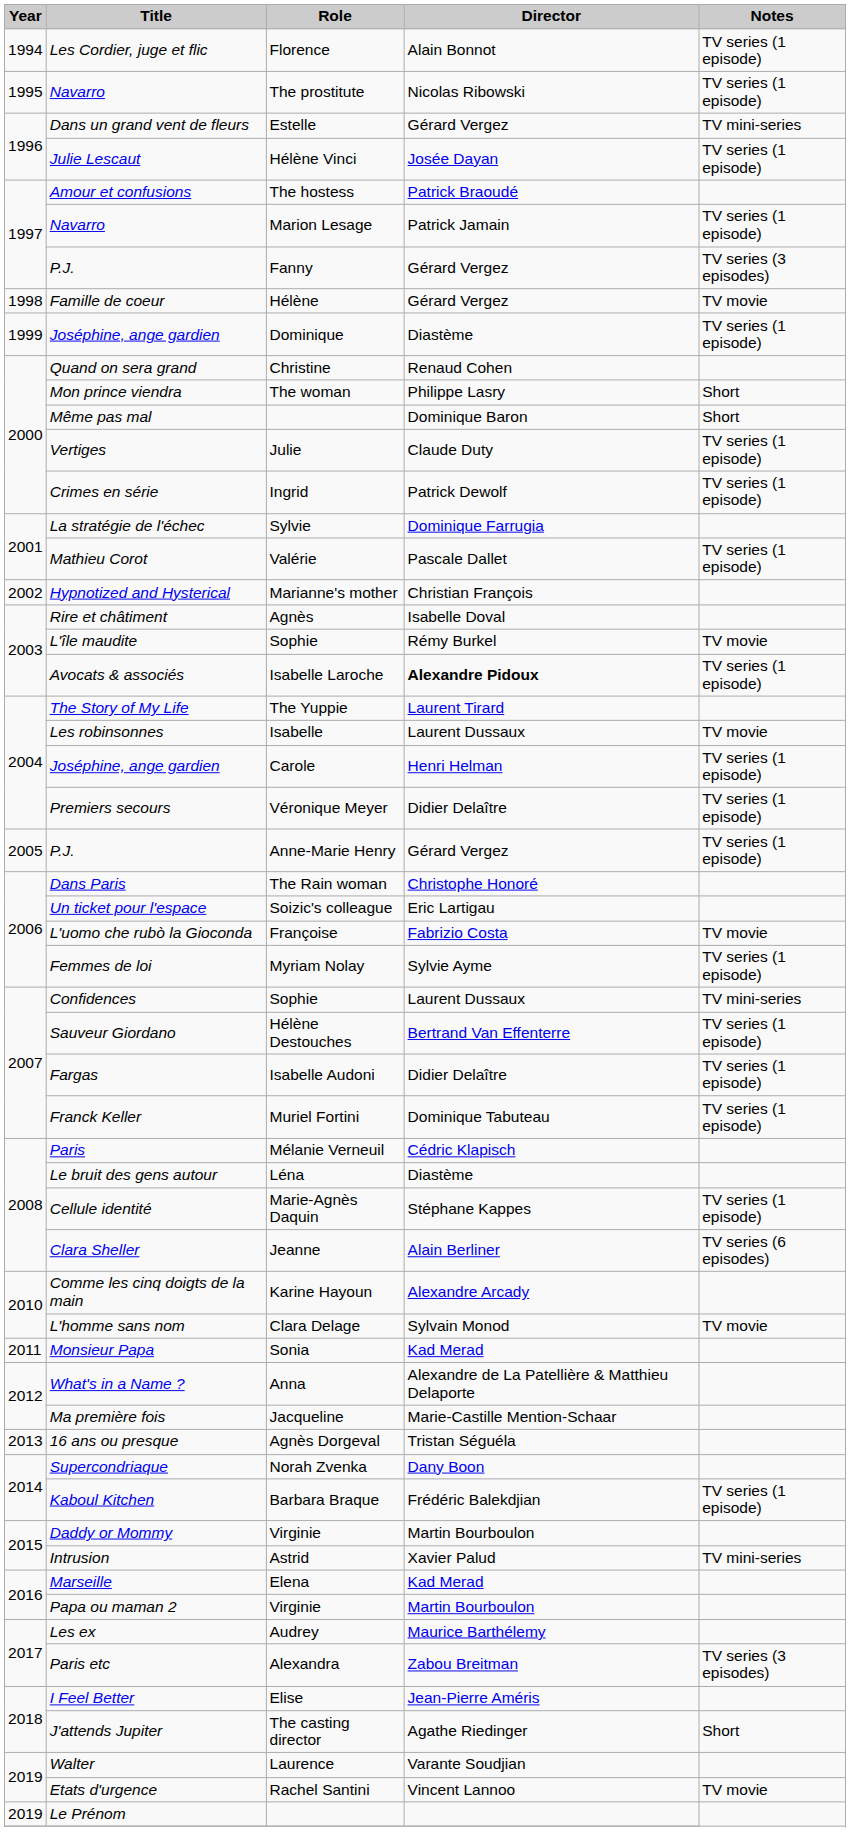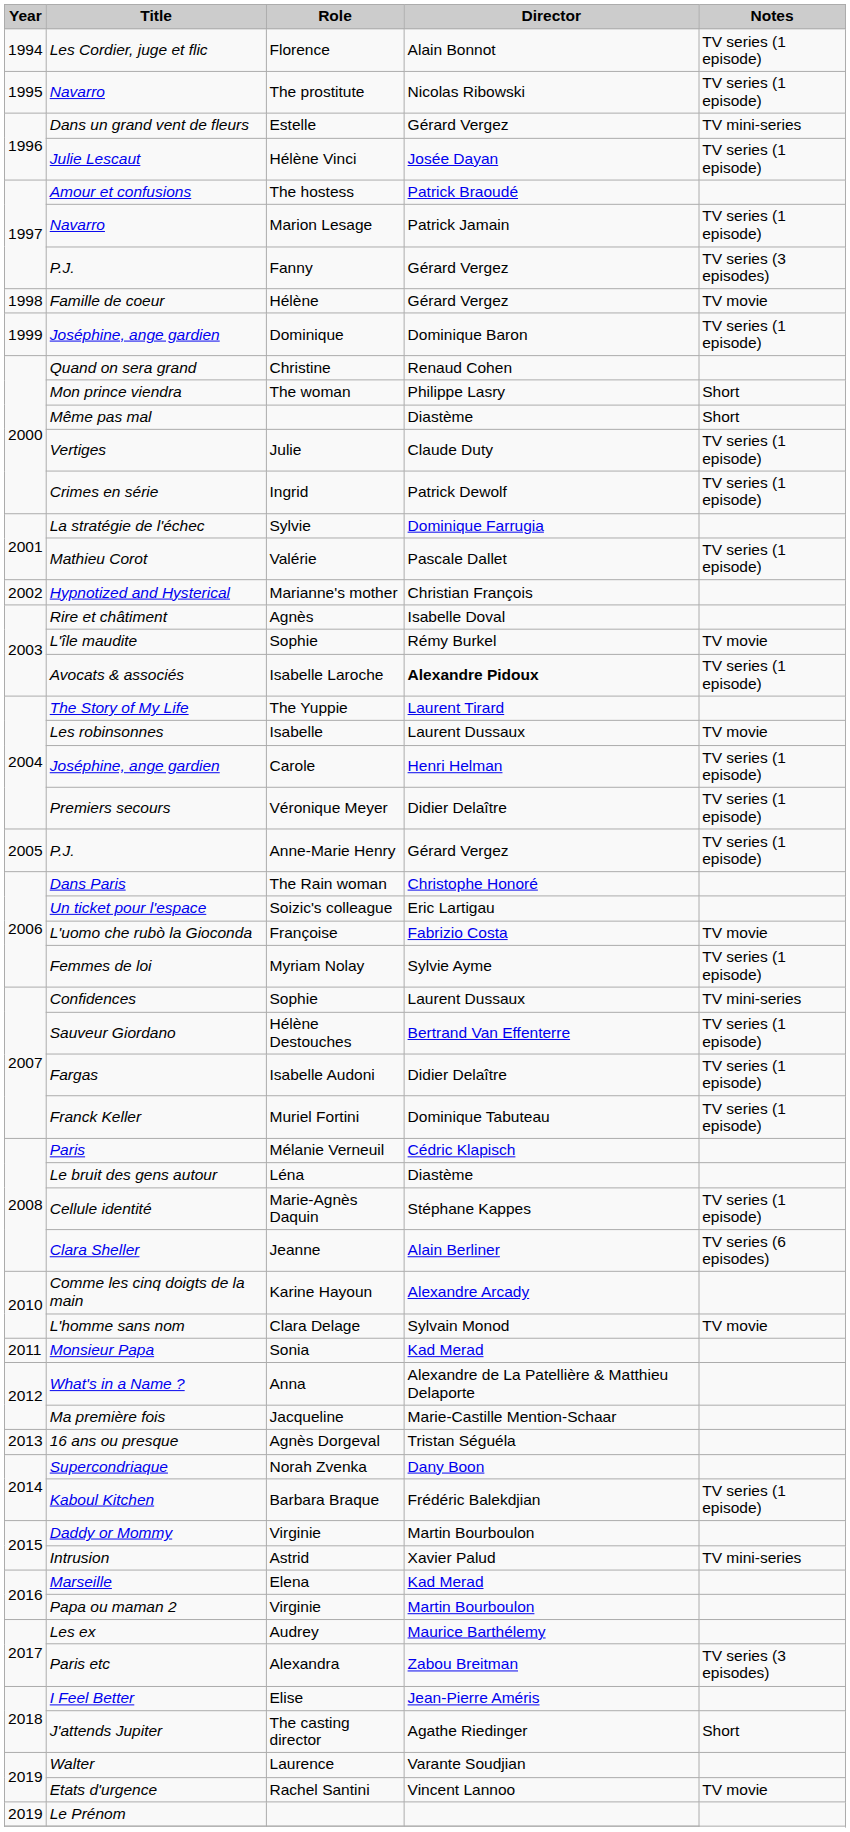(440, 334) Diastème -> (468, 334) Dominique Baron
(468, 416) Dominique Baron -> (440, 416) Diastème
